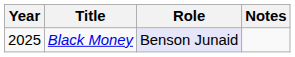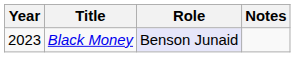(24, 39) 2025 -> (24, 39) 2023
